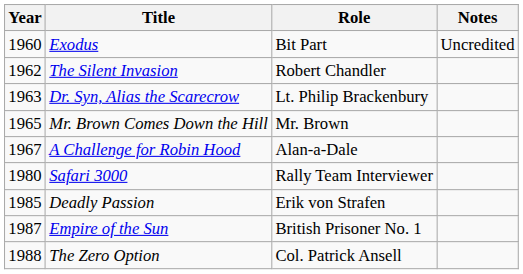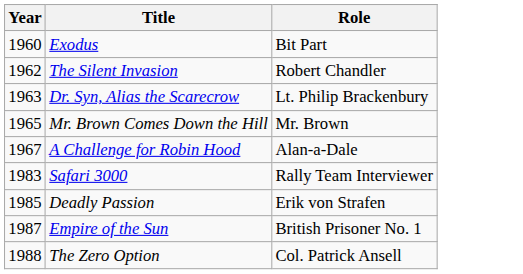- column: (478, 17)
(25, 176) 1980 -> (25, 176) 1983
